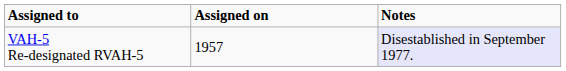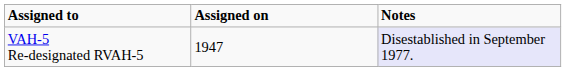(209, 46) 1957 -> (209, 46) 1947
